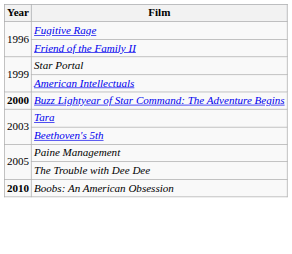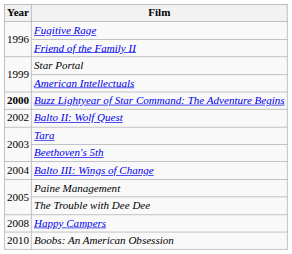+ row: (78, 118)
+ row: (94, 170)
+ row: (70, 223)
(18, 188) bold -> (18, 240) normal
